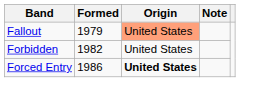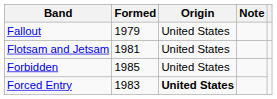(158, 31) lightsalmon background -> (195, 31) no background
+ row: (58, 49)
(90, 49) 1982 -> (127, 67) 1985
(90, 67) 1986 -> (127, 85) 1983
